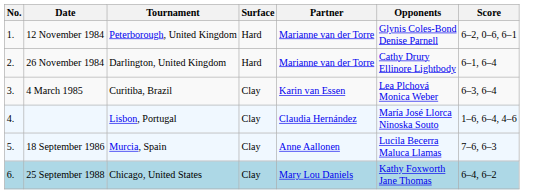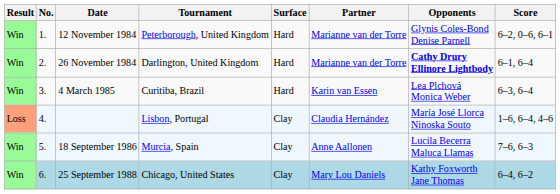+ column: (20, 12)
(417, 62) normal -> (452, 62) bold
(251, 90) Clay -> (284, 90) Hard
